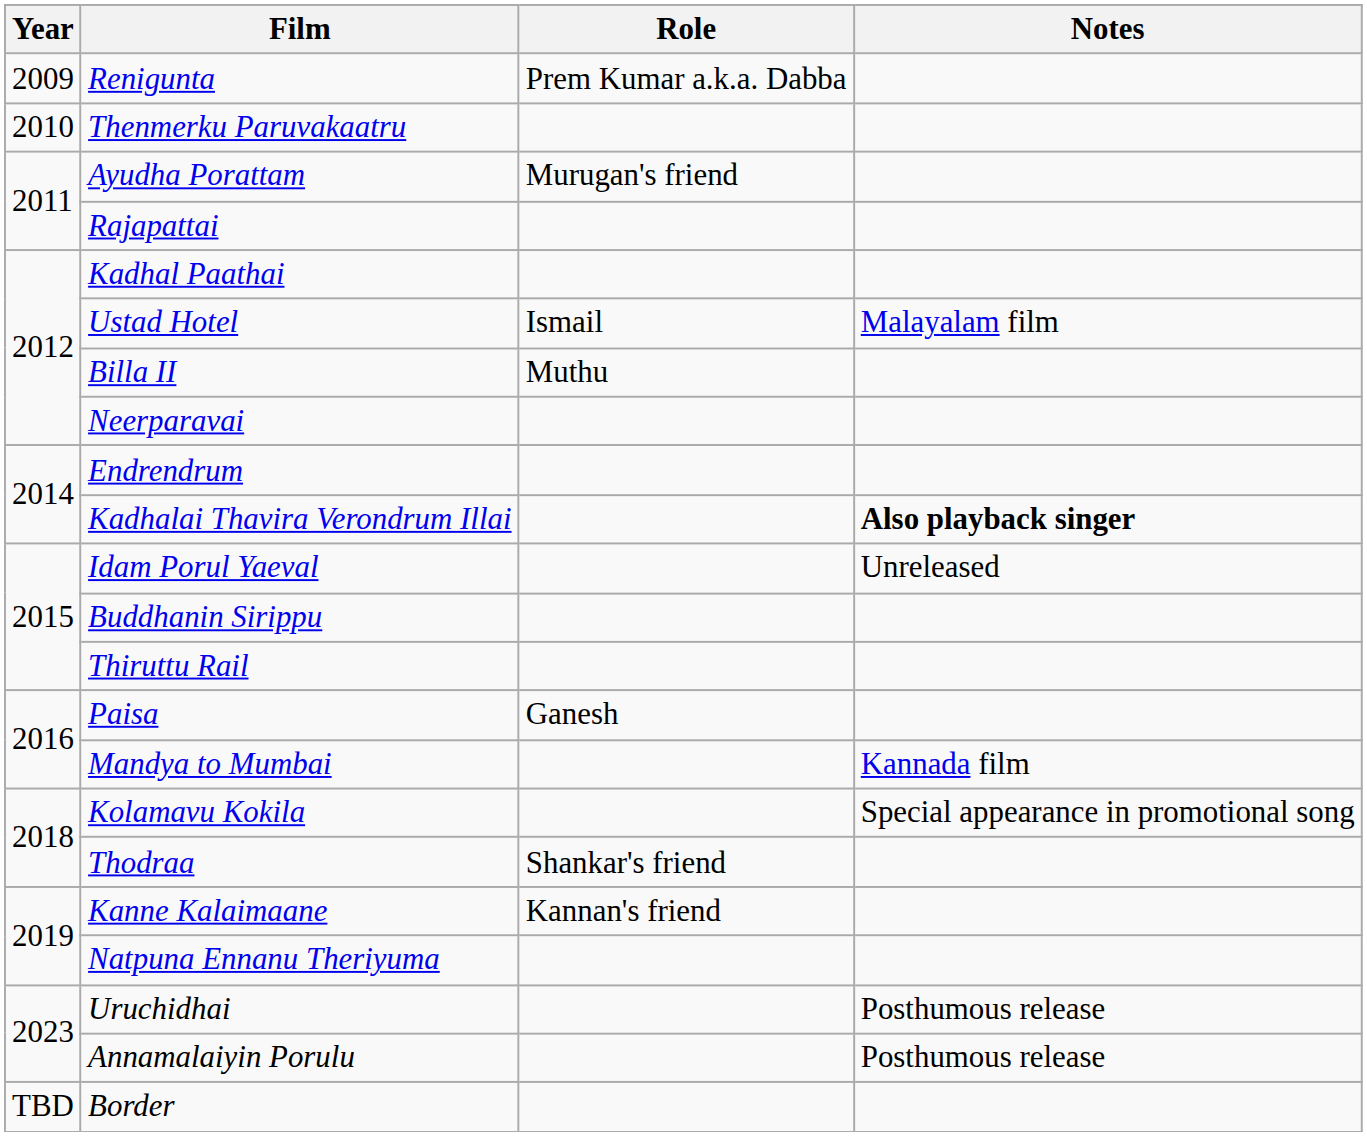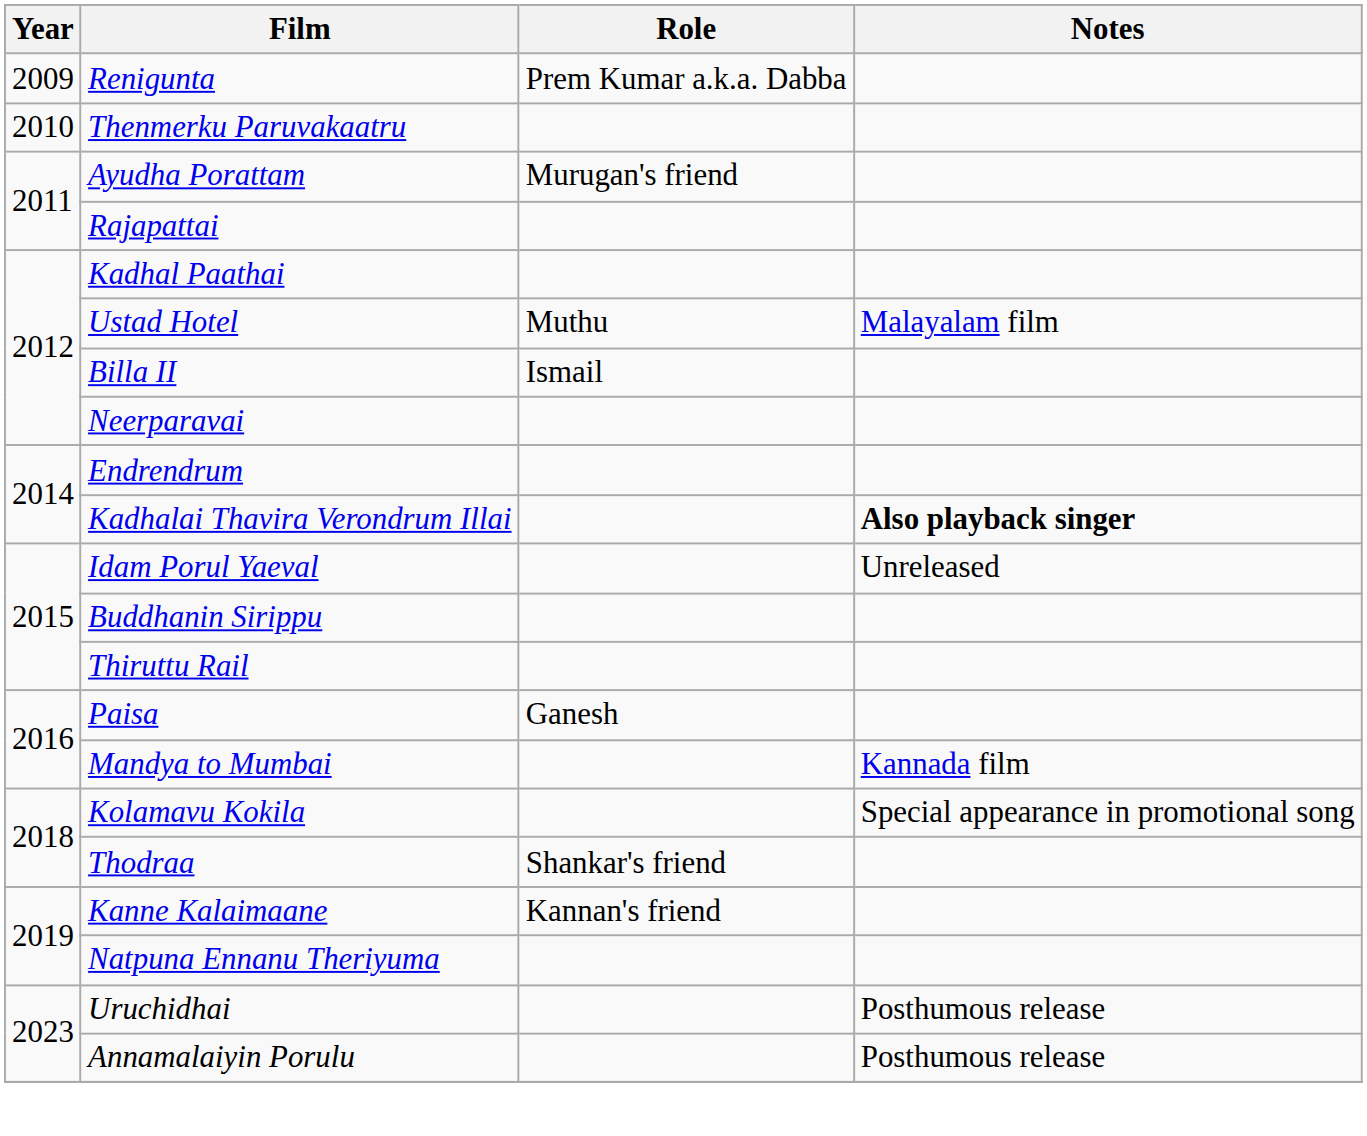(564, 322) Ismail -> (567, 322) Muthu
(567, 371) Muthu -> (564, 371) Ismail
- row: (131, 1106)
